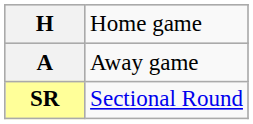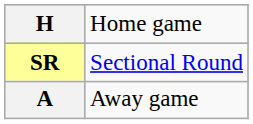rows swapped: (45, 61) <-> (45, 99)
